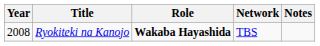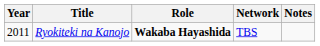(19, 31) 2008 -> (18, 31) 2011
